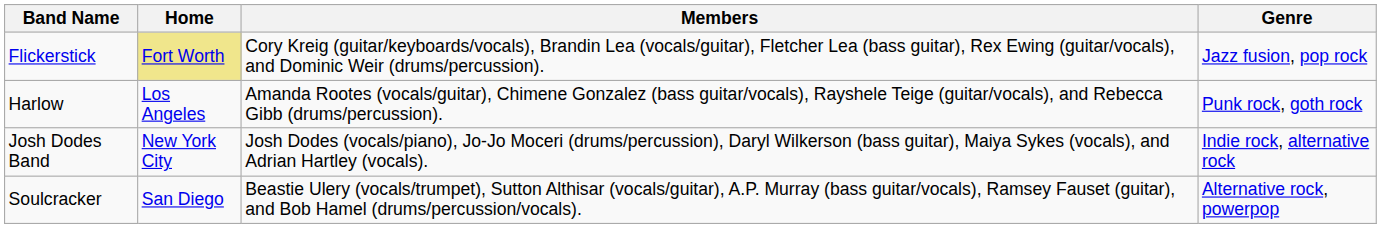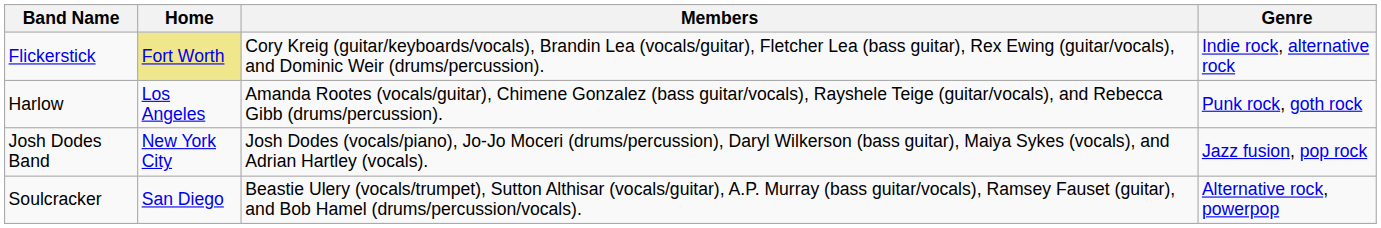(1285, 56) Jazz fusion, pop rock -> (1286, 56) Indie rock, alternative rock
(1286, 151) Indie rock, alternative rock -> (1285, 151) Jazz fusion, pop rock
